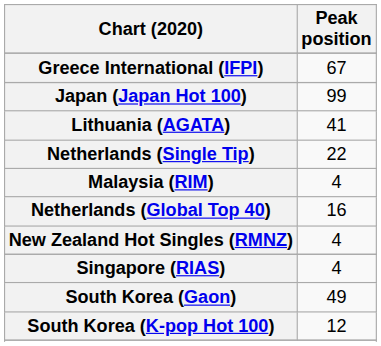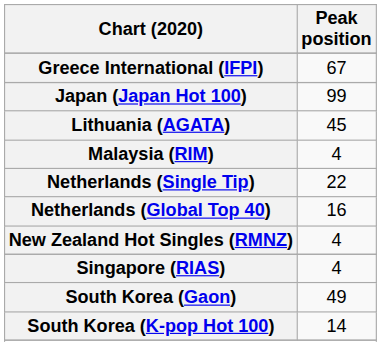(336, 125) 41 -> (336, 125) 45
rows swapped: (151, 182) <-> (151, 153)
(336, 325) 12 -> (336, 325) 14
